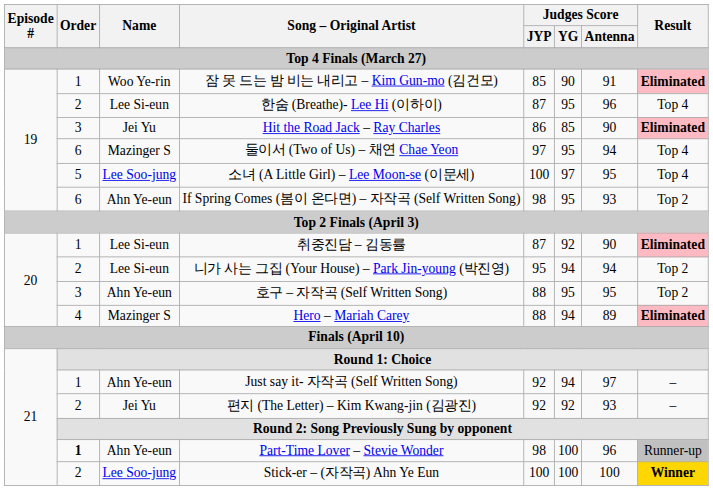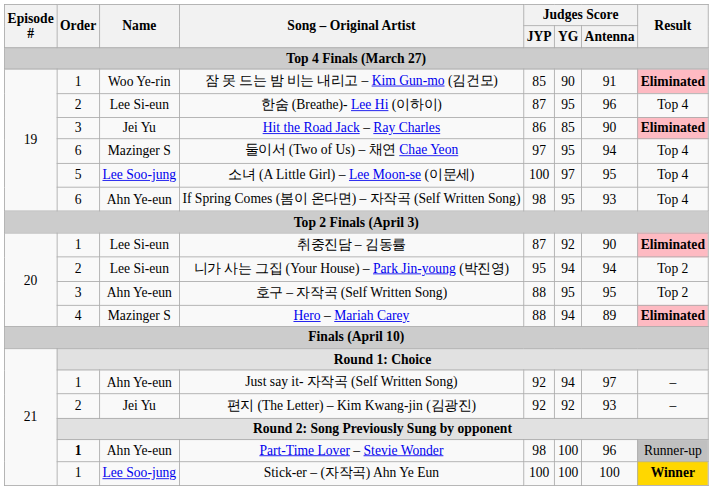(673, 199) Top 2 -> (673, 199) Top 4
(78, 473) 2 -> (78, 473) 1
